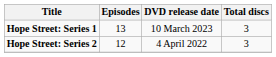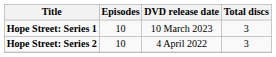(121, 28) 13 -> (121, 28) 10
(121, 44) 12 -> (121, 44) 10
